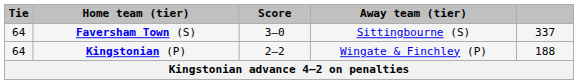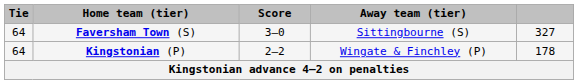(545, 32) 337 -> (545, 32) 327
(545, 51) 188 -> (545, 51) 178
